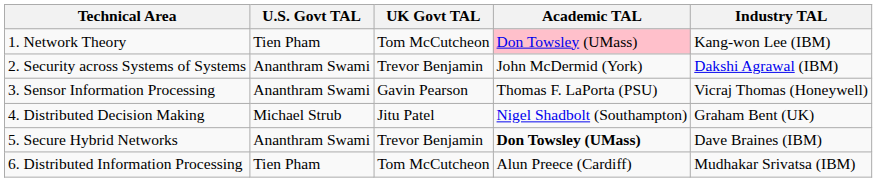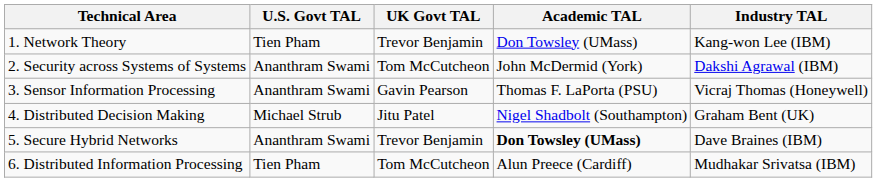(433, 41) Tom McCutcheon -> (430, 41) Trevor Benjamin
(567, 41) pink background -> (567, 41) no background
(430, 66) Trevor Benjamin -> (433, 66) Tom McCutcheon
